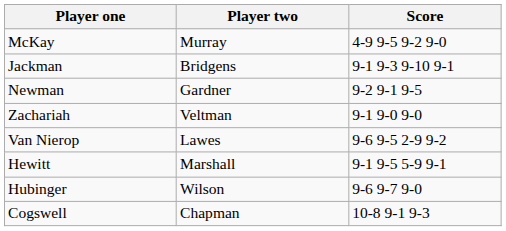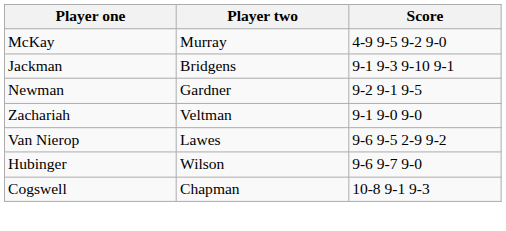- row: (29, 164)
